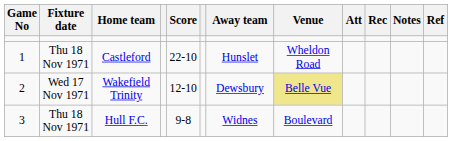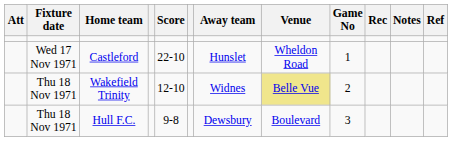columns swapped: (22, 20) <-> (354, 20)
(66, 57) Thu 18 Nov 1971 -> (54, 57) Wed 17 Nov 1971
(66, 89) Wed 17 Nov 1971 -> (54, 89) Thu 18 Nov 1971
(240, 89) Dewsbury -> (228, 89) Widnes
(240, 120) Widnes -> (228, 120) Dewsbury
